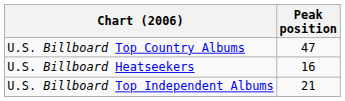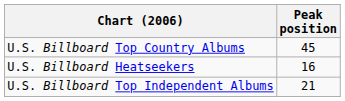(308, 47) 47 -> (308, 47) 45
